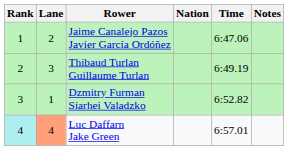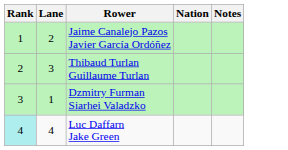- column: (231, 13)
(51, 130) lightsalmon background -> (51, 130) no background
